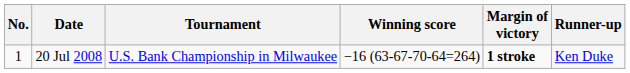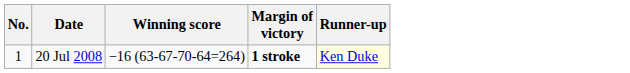- column: (223, 24)
(584, 56) no background -> (349, 56) lightyellow background
